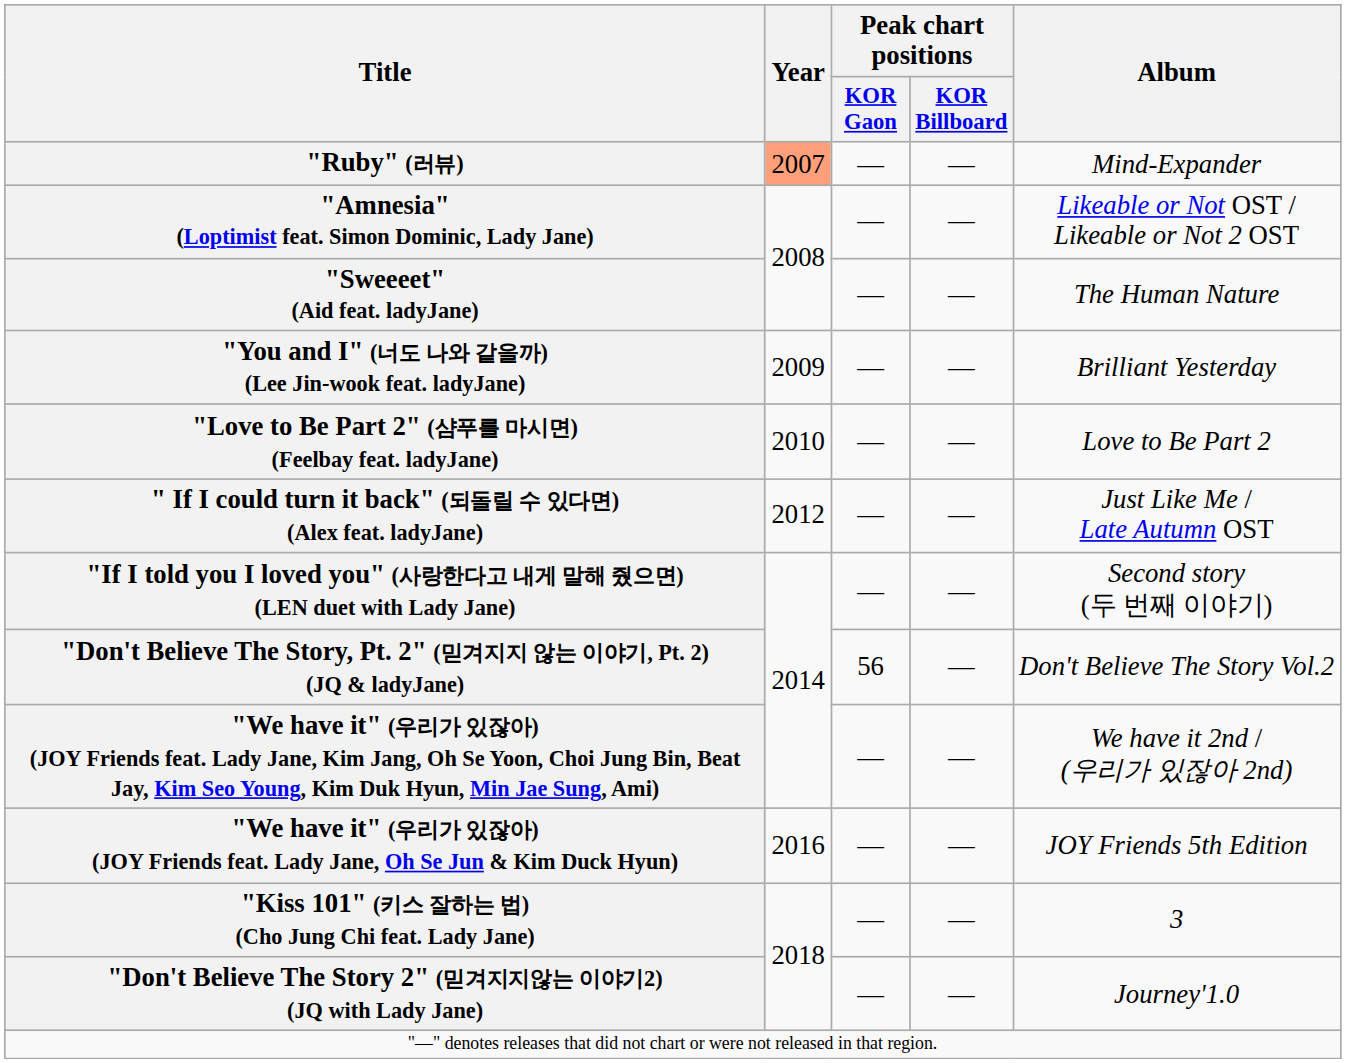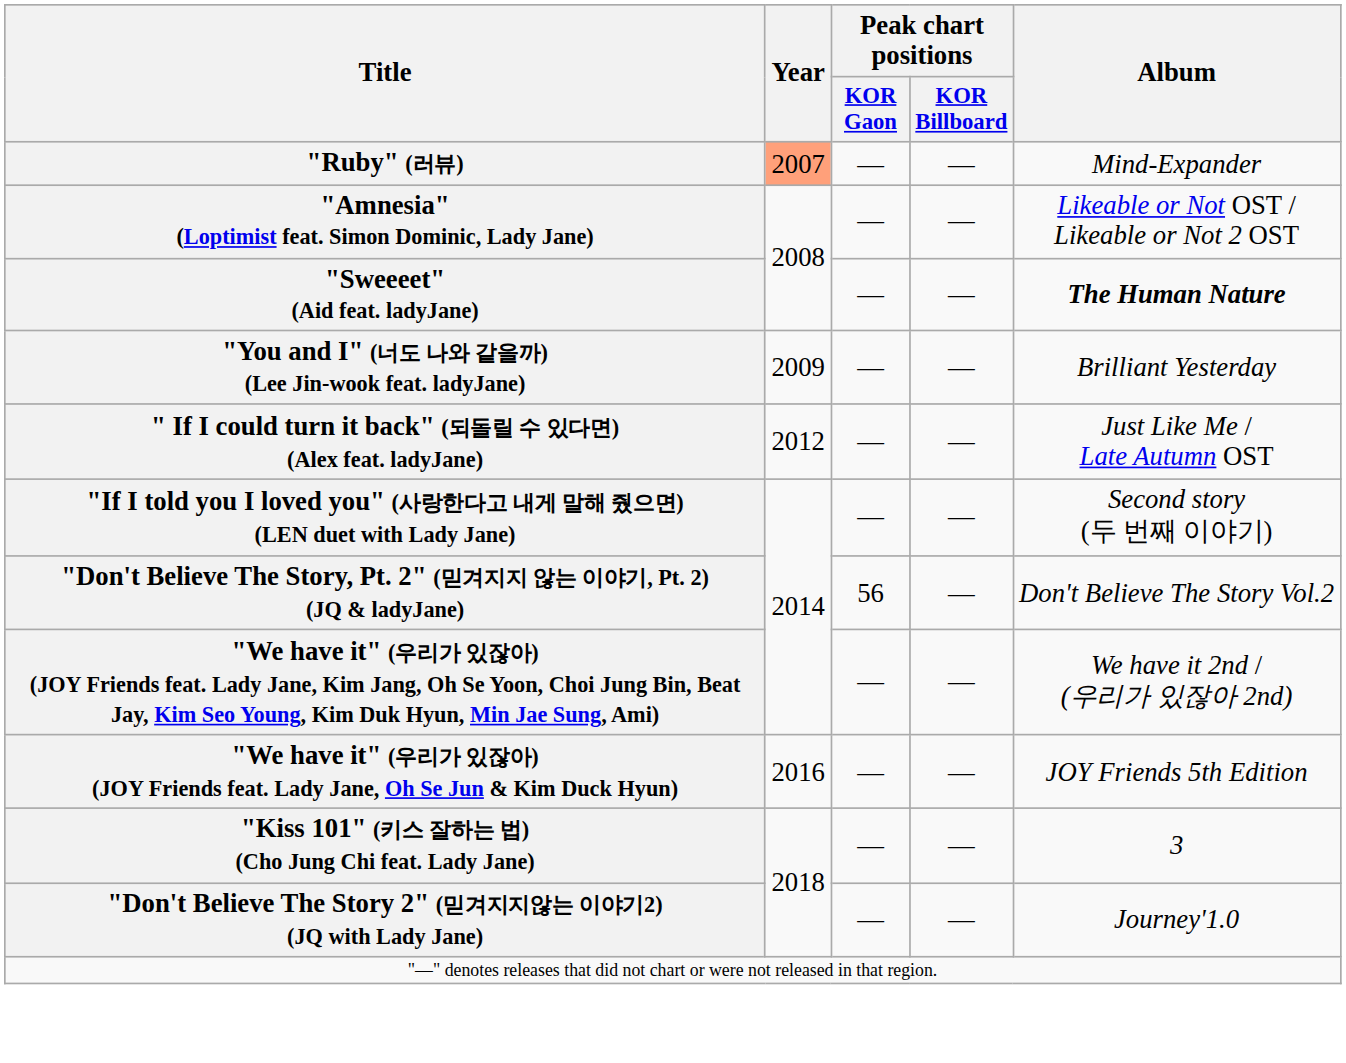(1177, 293) normal -> (1177, 293) bold
- row: (385, 441)
